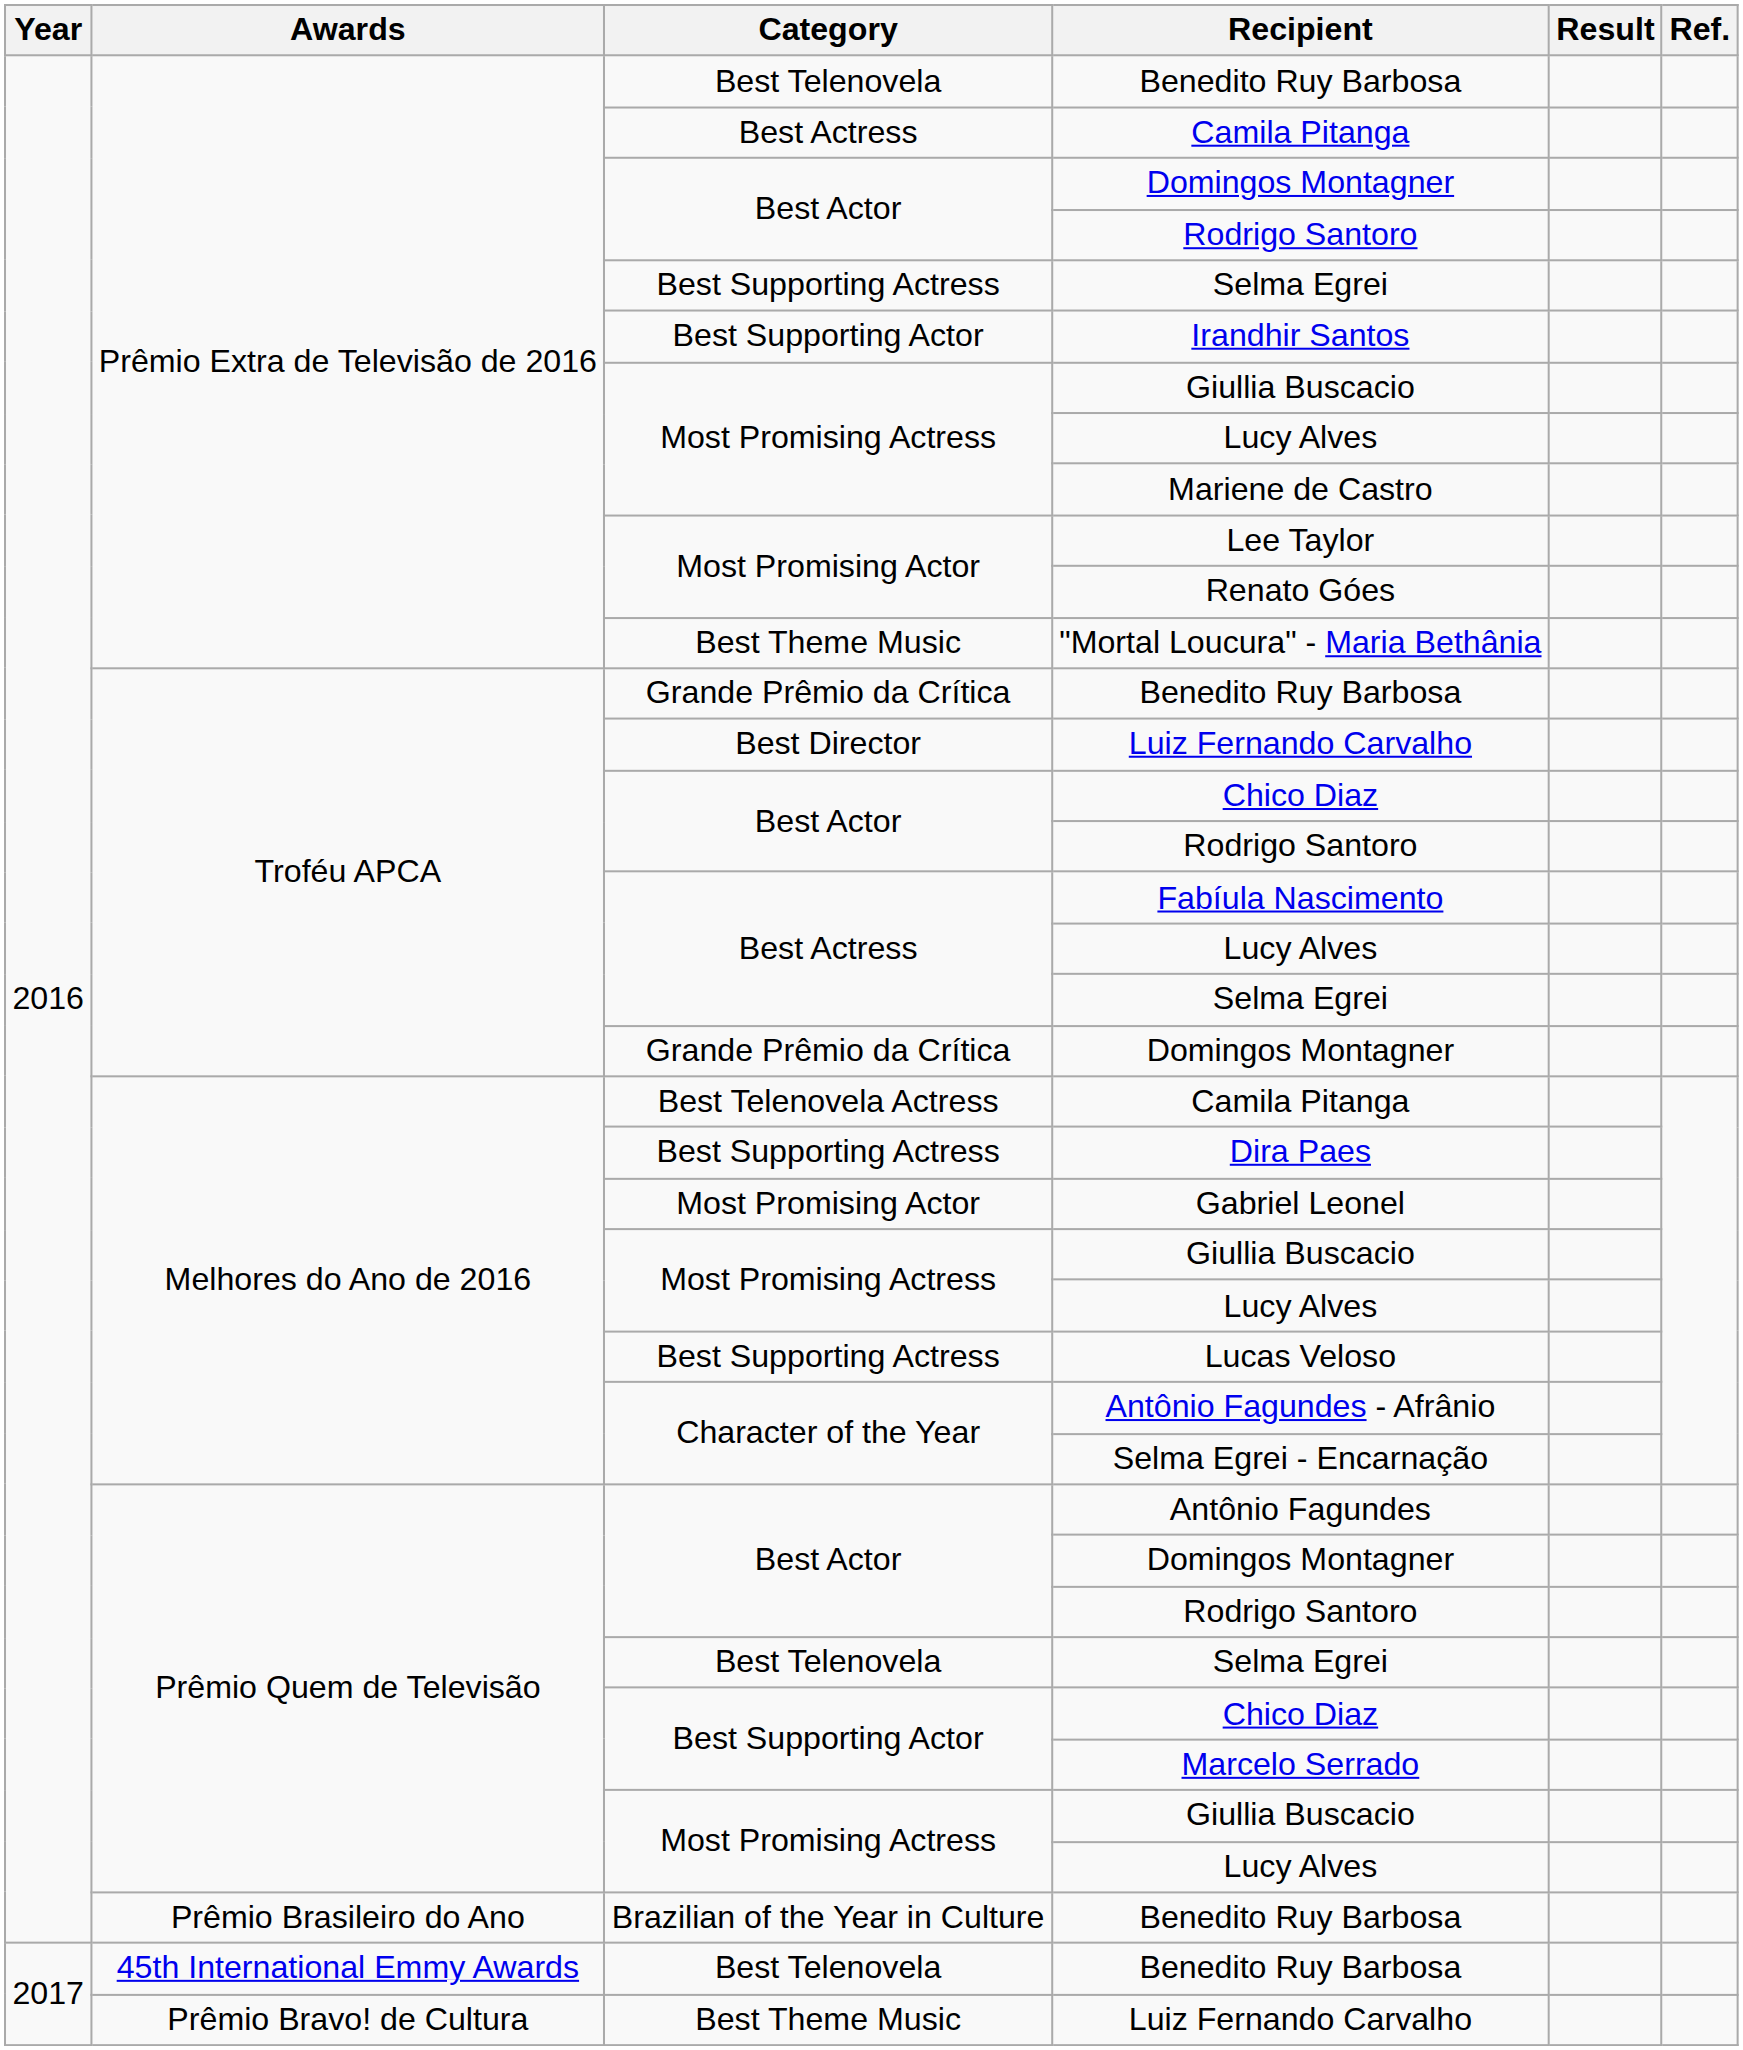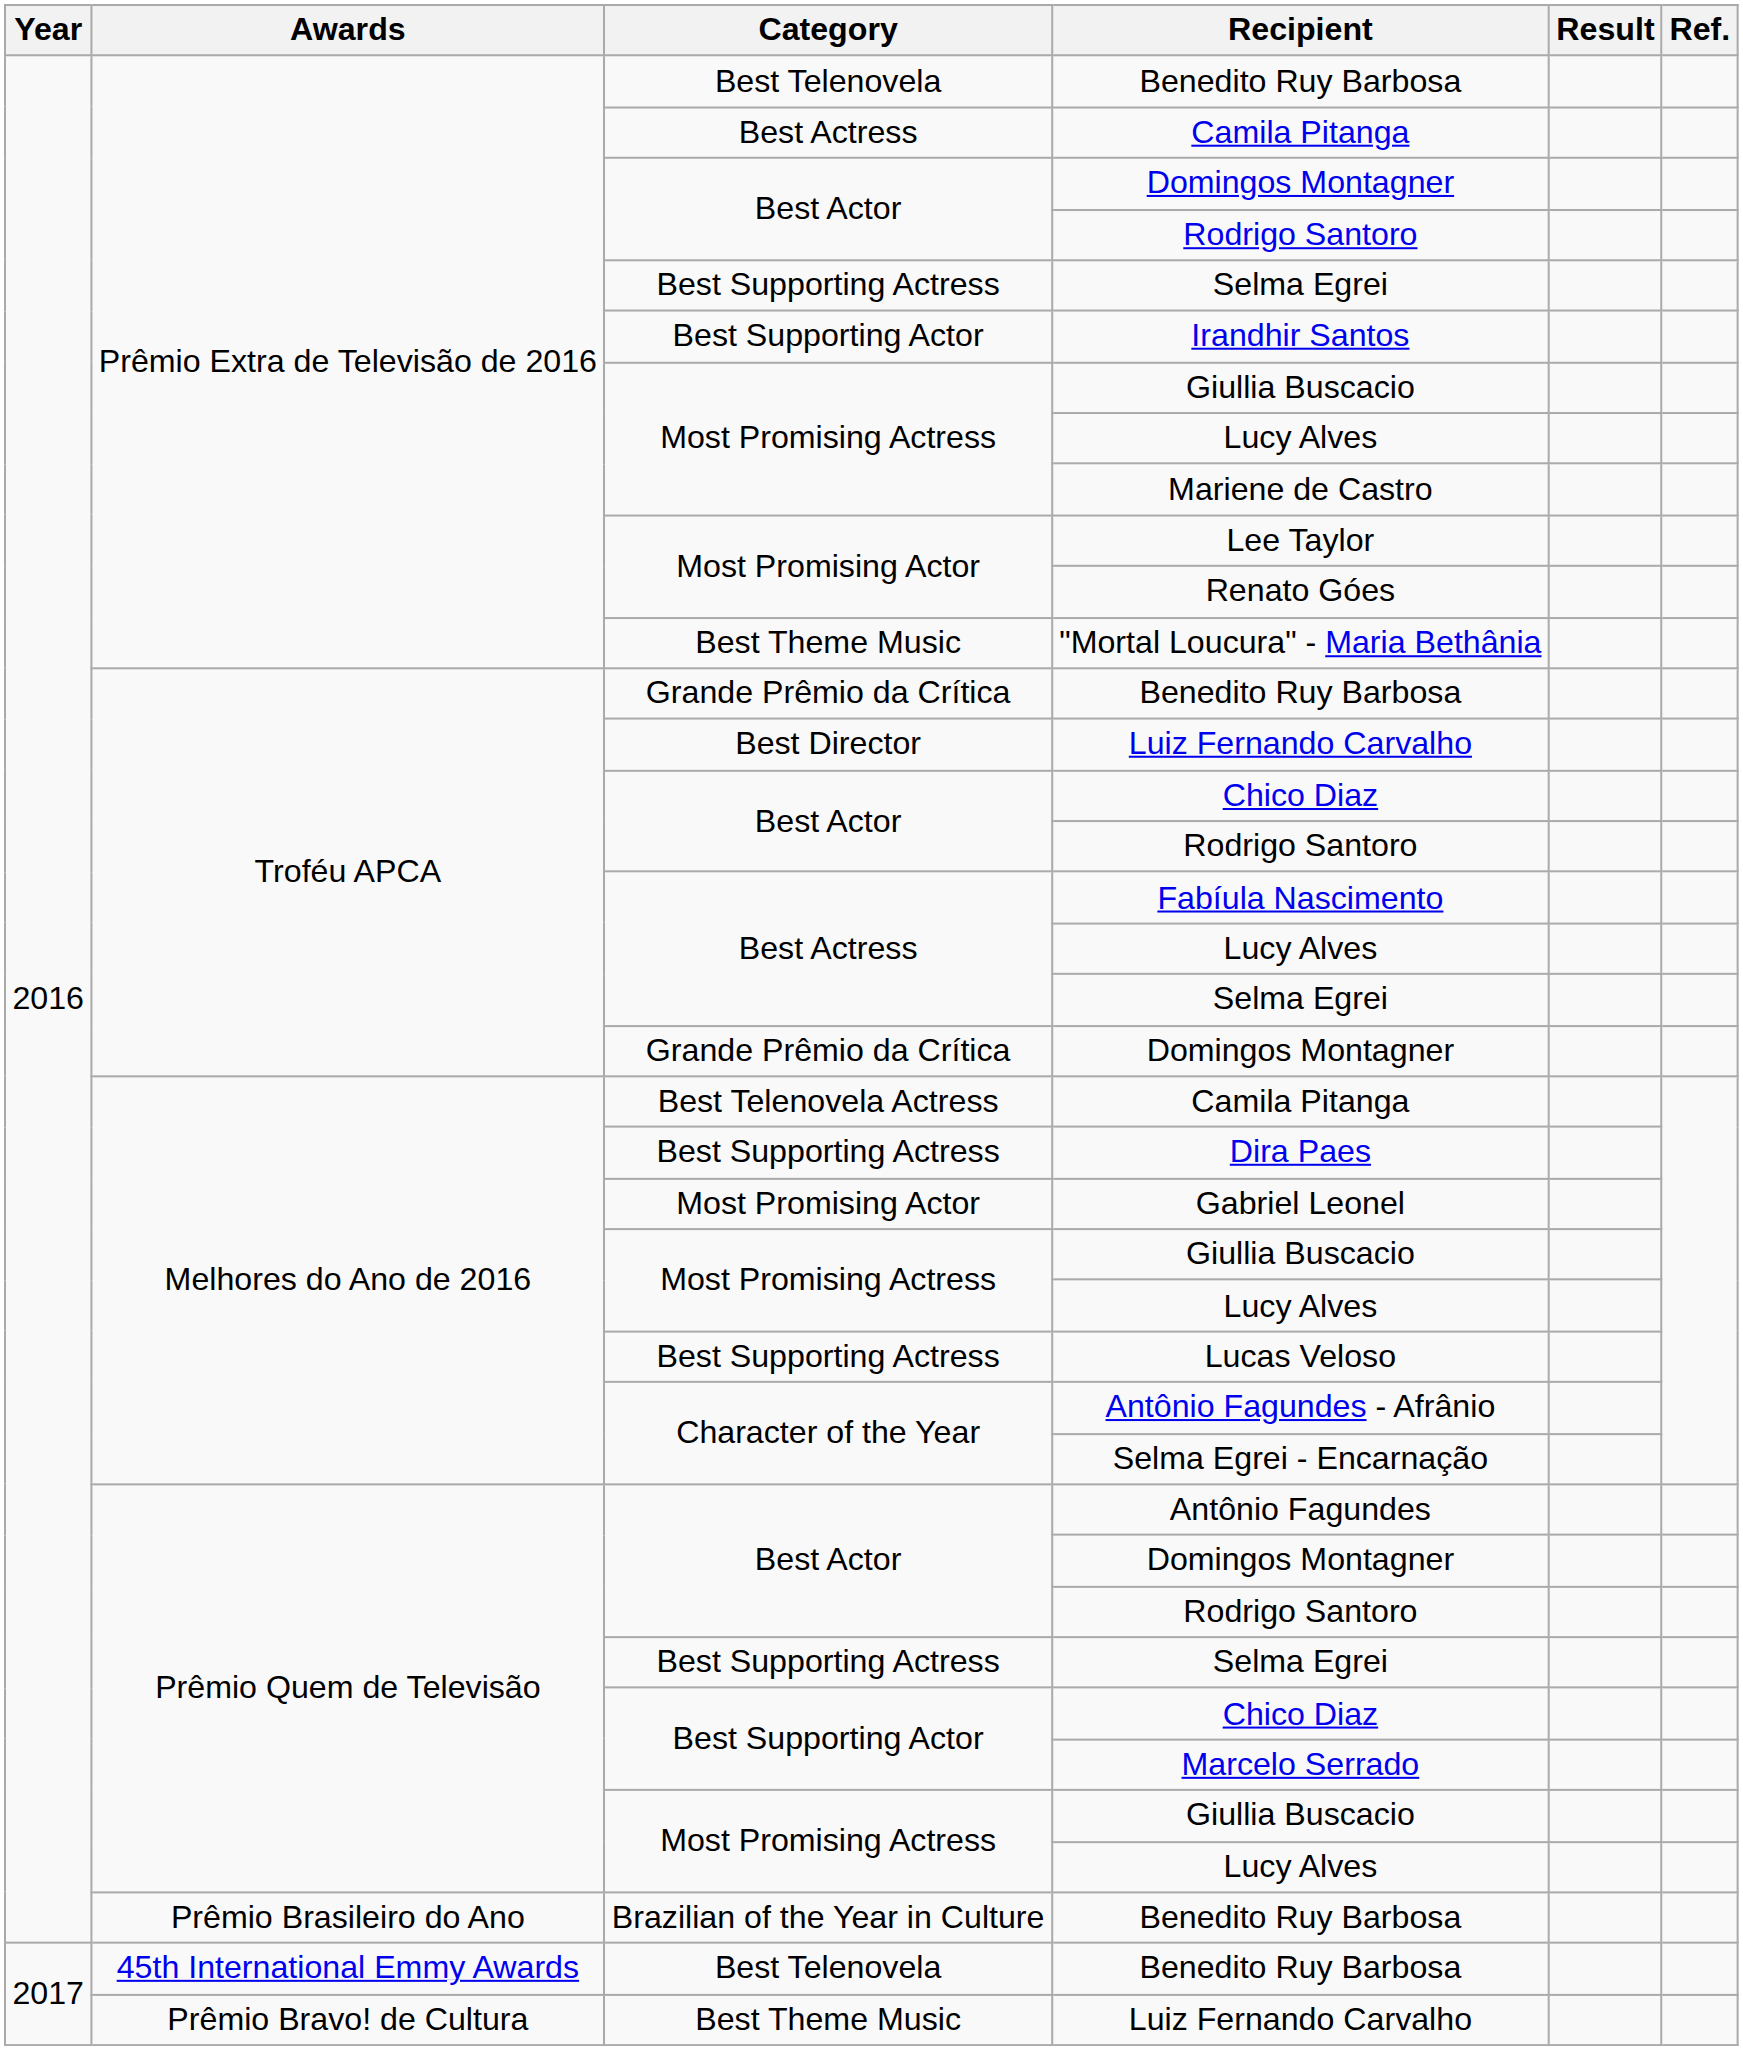(828, 1662) Best Telenovela -> (828, 1662) Best Supporting Actress
